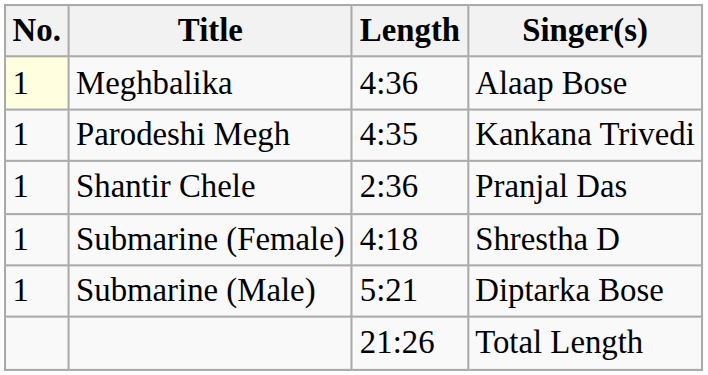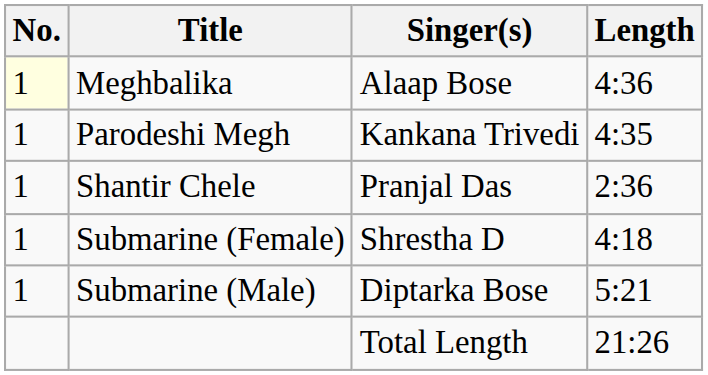columns swapped: (585, 30) <-> (410, 30)
